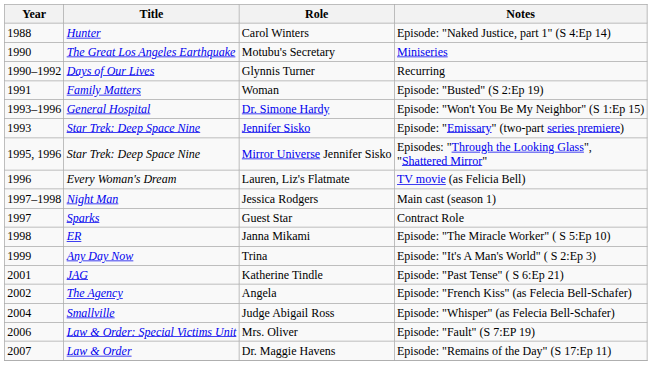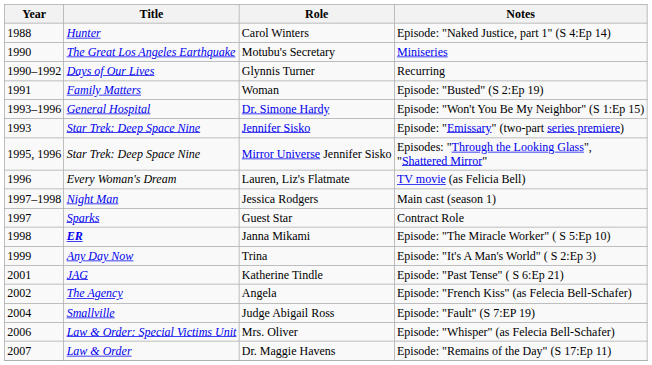(74, 236) normal -> (75, 236) bold
(506, 312) Episode: "Whisper" (as Felecia Bell-Schafer) -> (466, 312) Episode: "Fault" (S 7:EP 19)
(466, 332) Episode: "Fault" (S 7:EP 19) -> (506, 332) Episode: "Whisper" (as Felecia Bell-Schafer)
